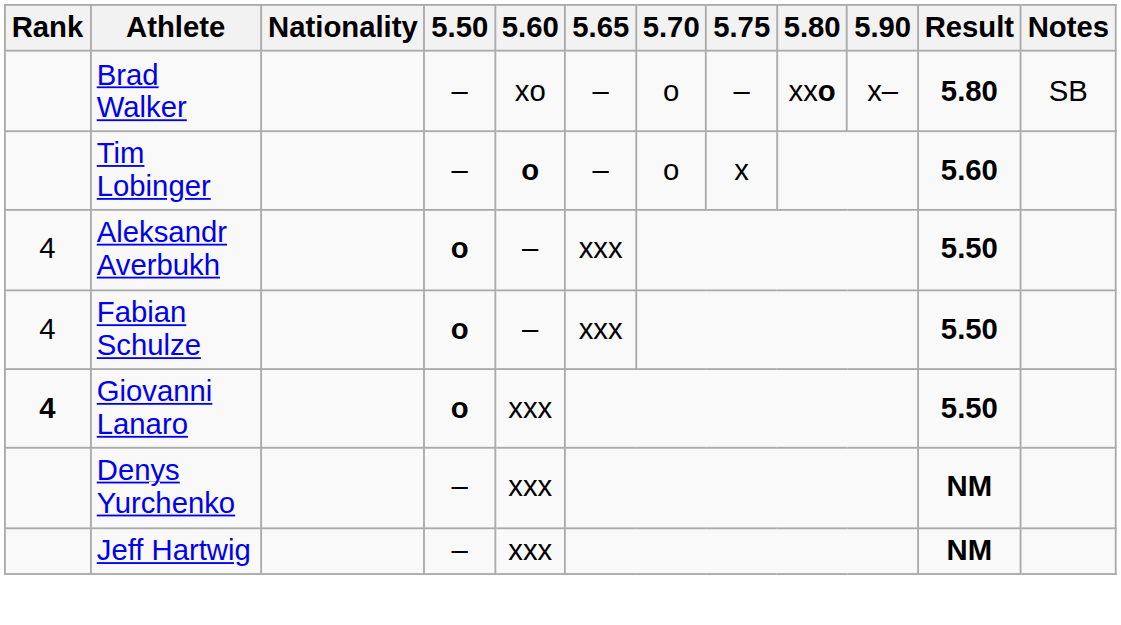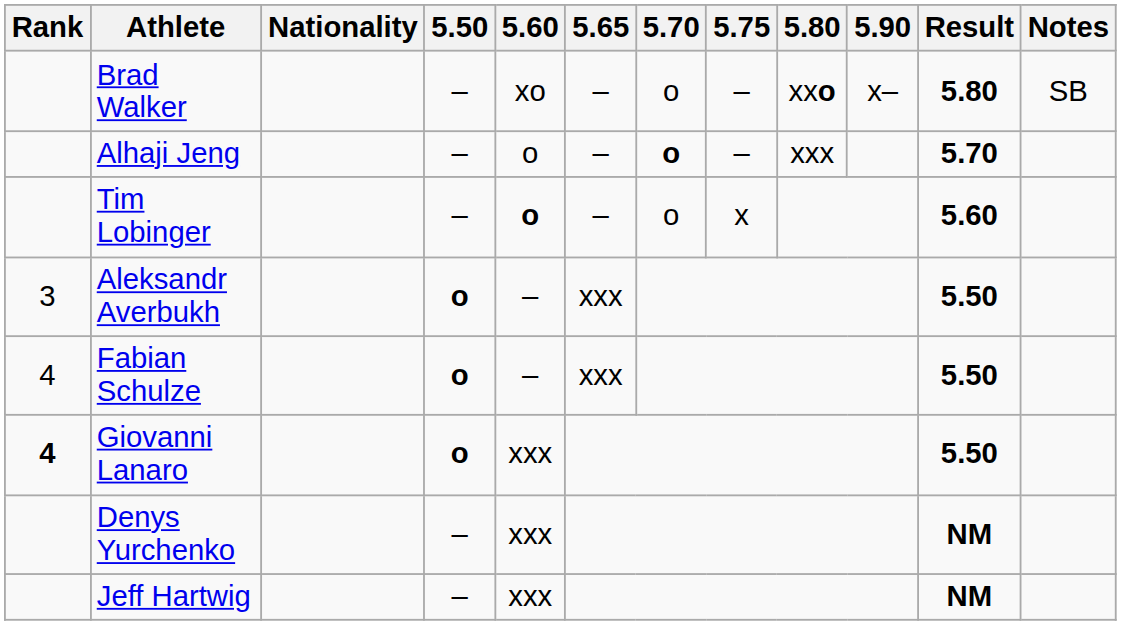+ row: (168, 153)
(47, 249) 4 -> (47, 295) 3
